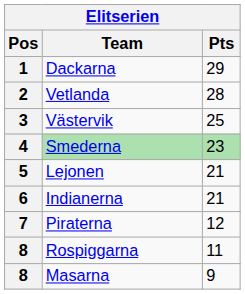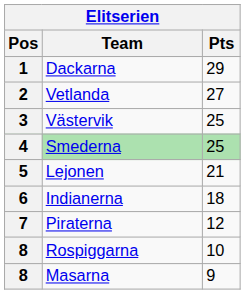(215, 95) 28 -> (215, 95) 27
(215, 146) 23 -> (215, 146) 25
(215, 198) 21 -> (215, 198) 18
(215, 250) 11 -> (215, 250) 10
